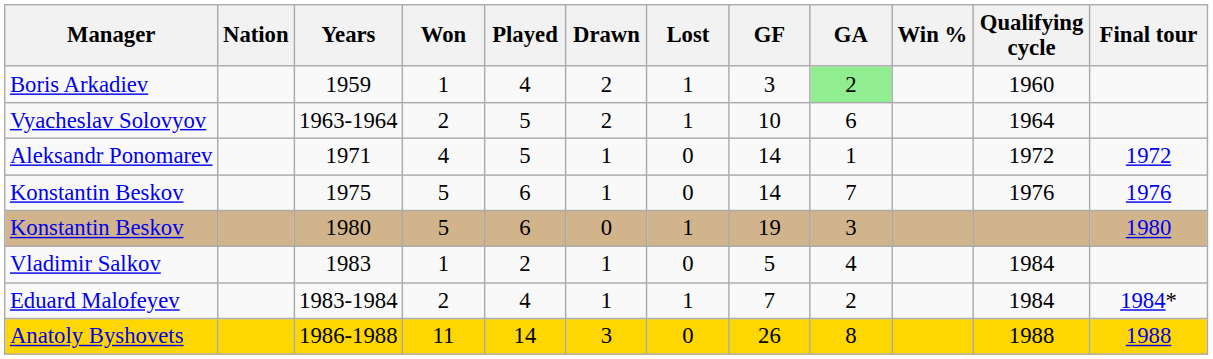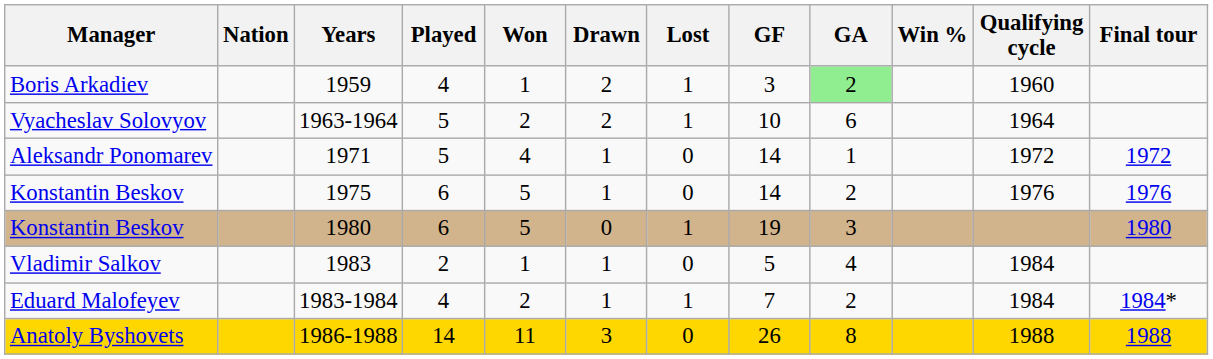columns swapped: (525, 35) <-> (444, 35)
(851, 192) 7 -> (851, 192) 2
